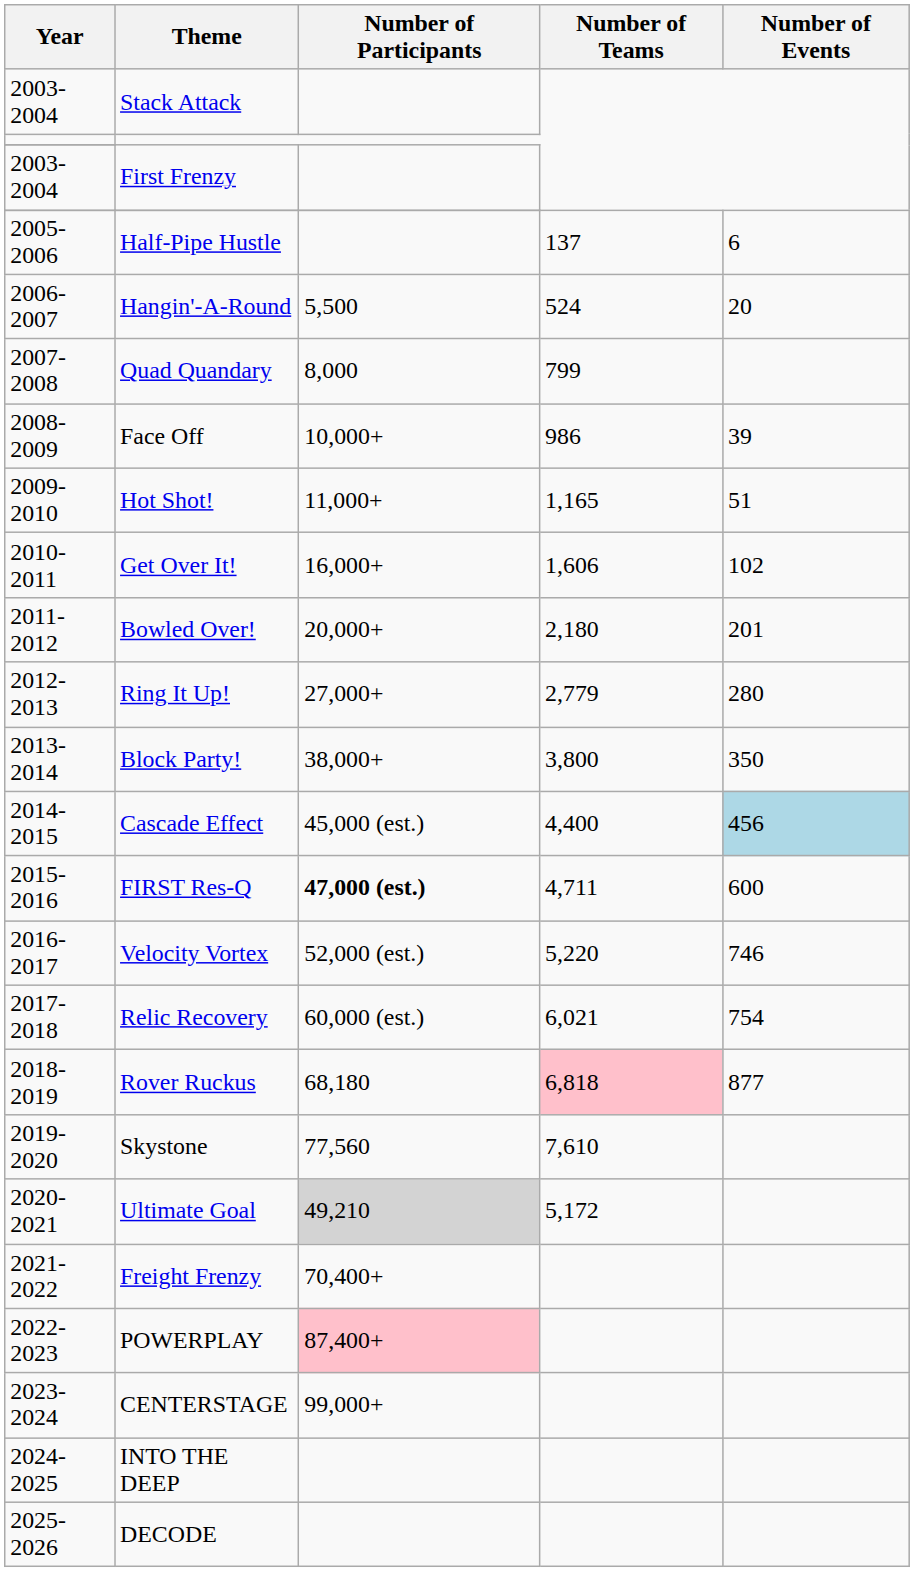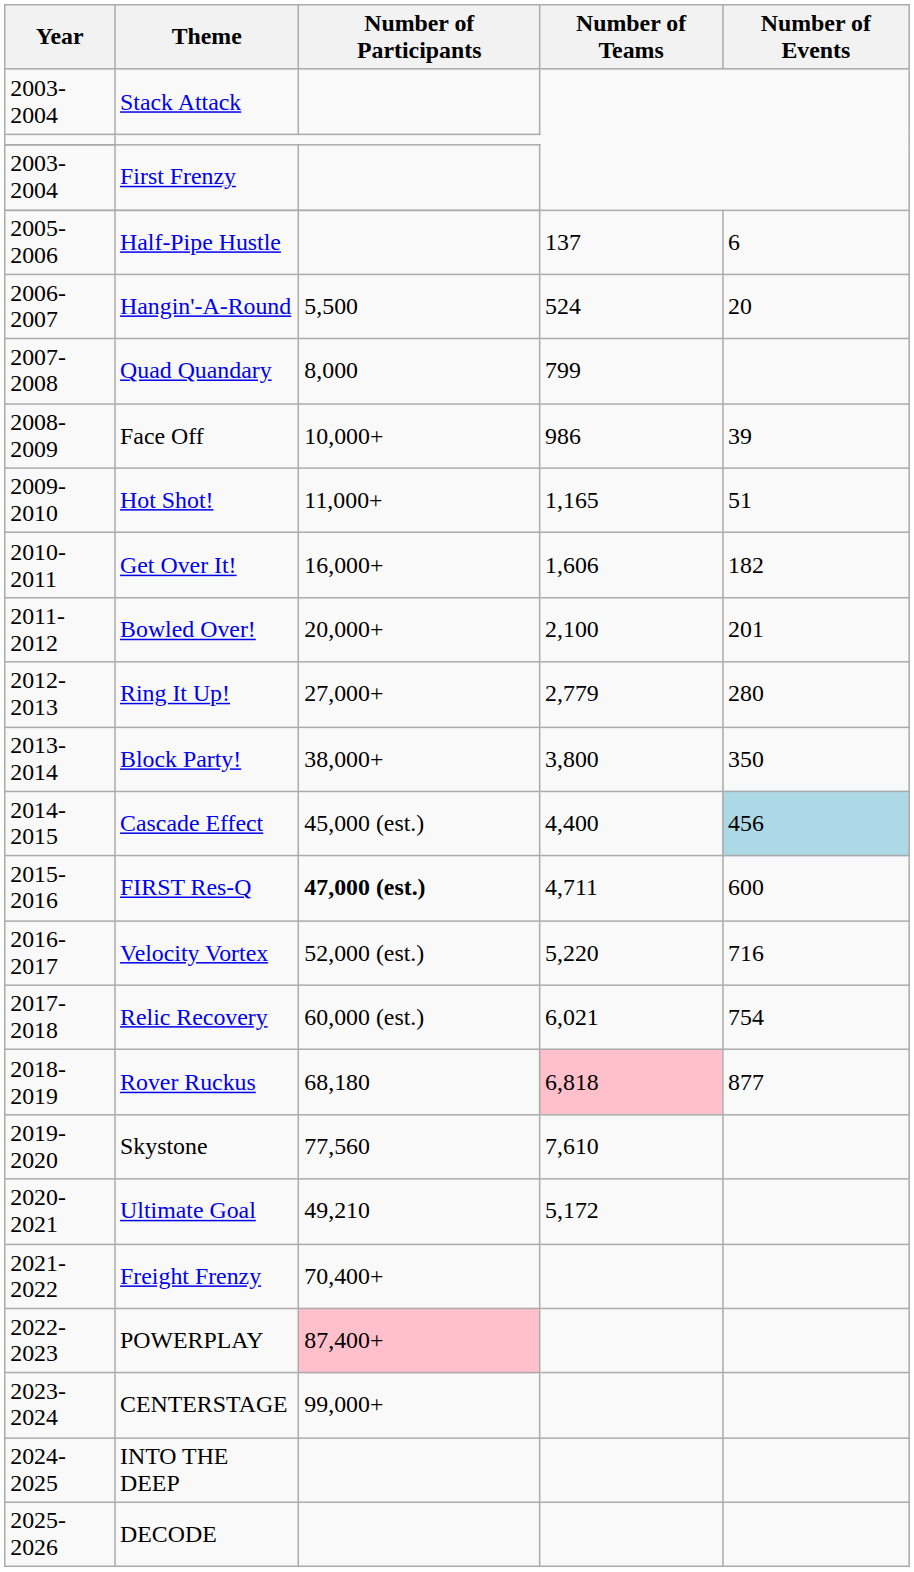(746, 564) 102 -> (746, 564) 182
(572, 629) 2,180 -> (572, 629) 2,100
(746, 952) 746 -> (746, 952) 716
(337, 1211) lightgrey background -> (337, 1211) no background
